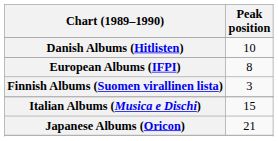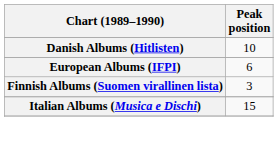(249, 67) 8 -> (249, 67) 6
- row: (115, 125)
